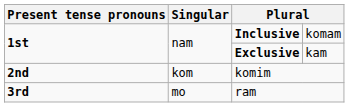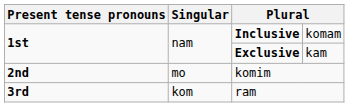(182, 73) kom -> (179, 73) mo
(179, 92) mo -> (182, 92) kom
